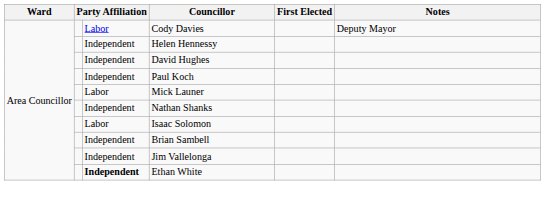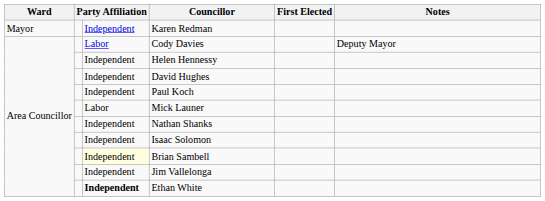+ row: (182, 28)
(97, 124) Labor -> (110, 140) Independent
(110, 140) no background -> (110, 156) lightyellow background
